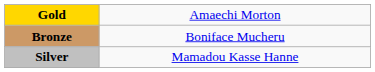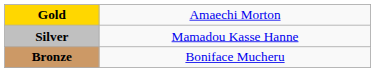rows swapped: (52, 57) <-> (52, 36)
